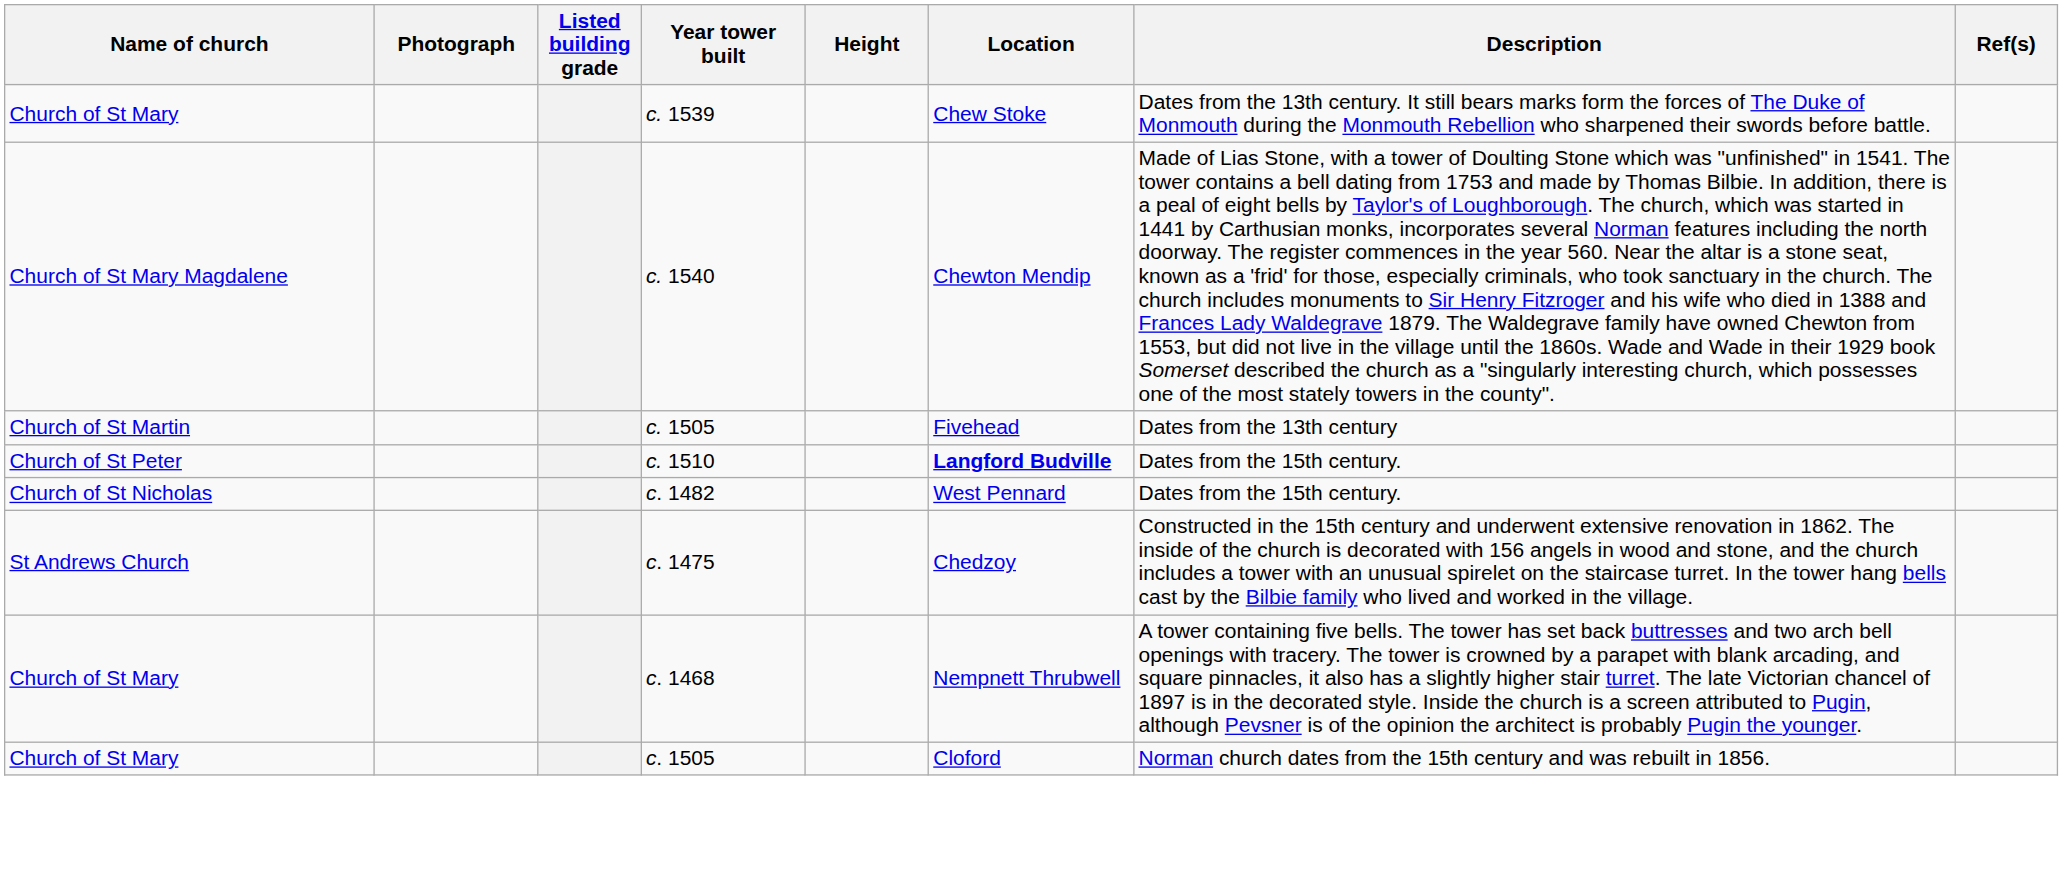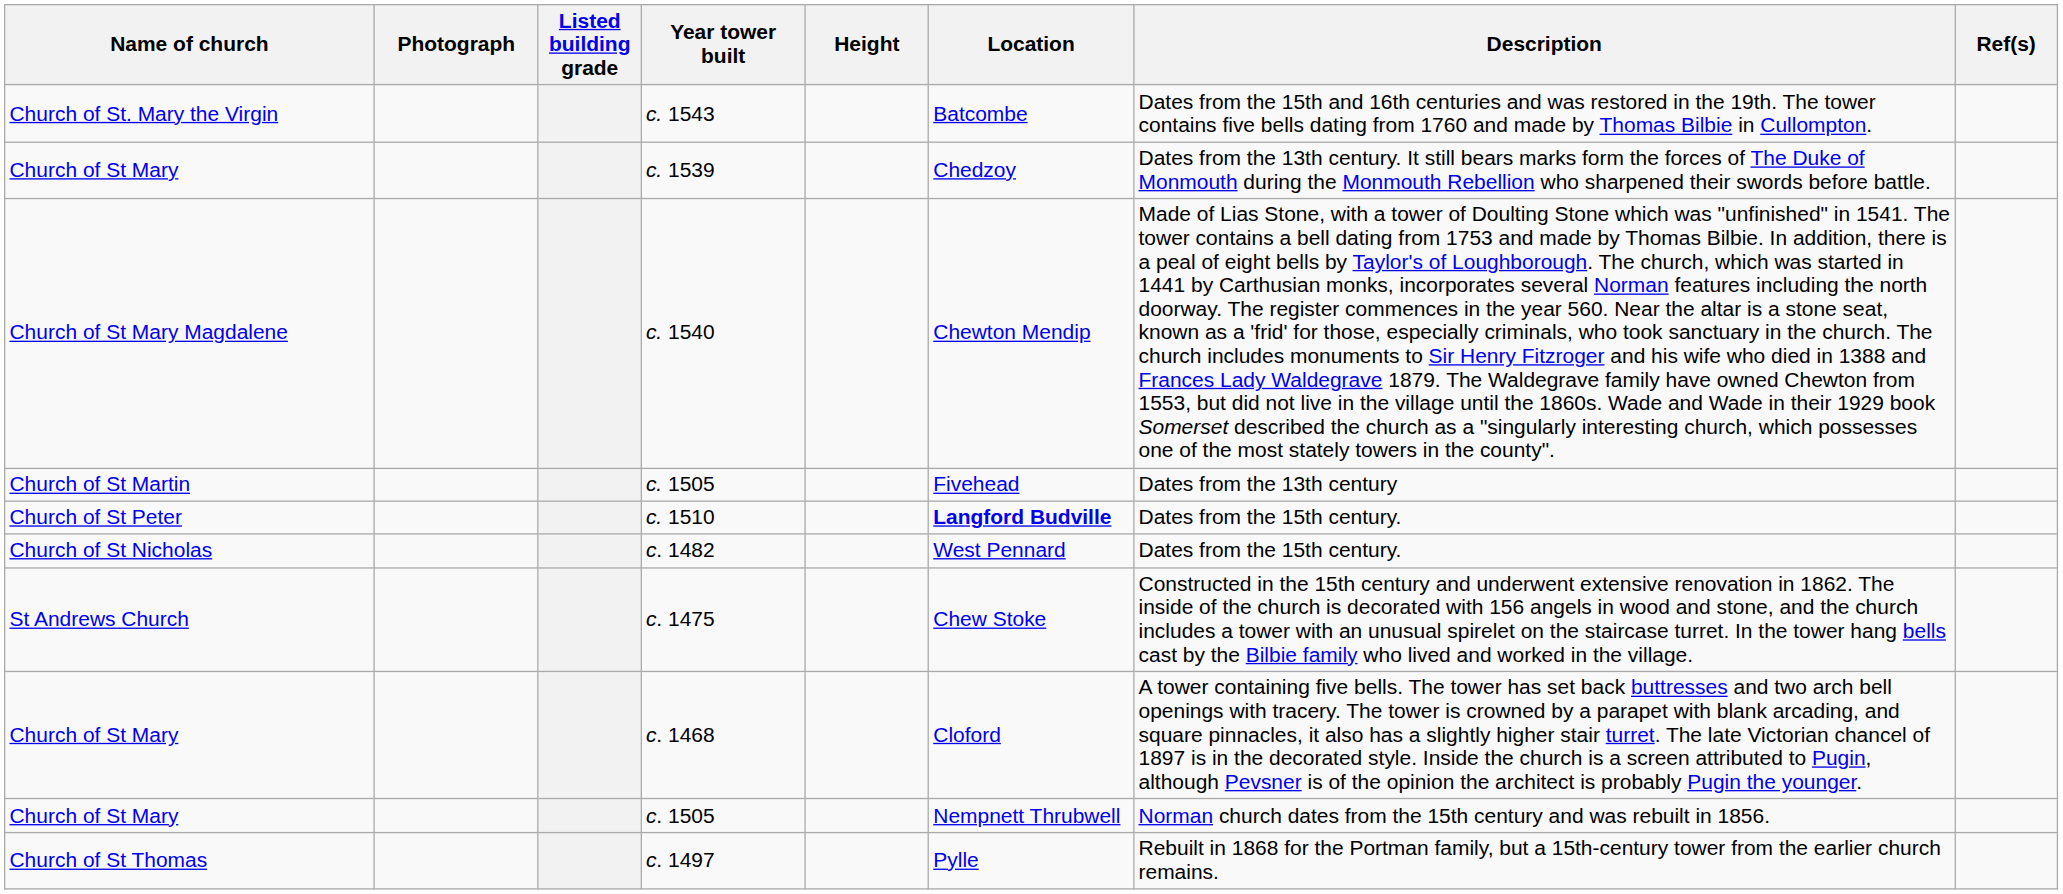+ row: (144, 113)
(990, 113) Chew Stoke -> (975, 170) Chedzoy
(975, 562) Chedzoy -> (990, 619) Chew Stoke
(1027, 678) Nempnett Thrubwell -> (967, 735) Cloford
(967, 758) Cloford -> (1027, 815) Nempnett Thrubwell
+ row: (108, 860)
